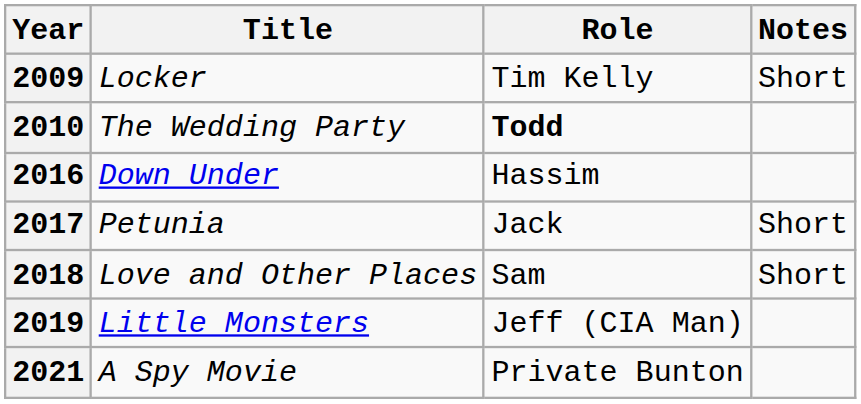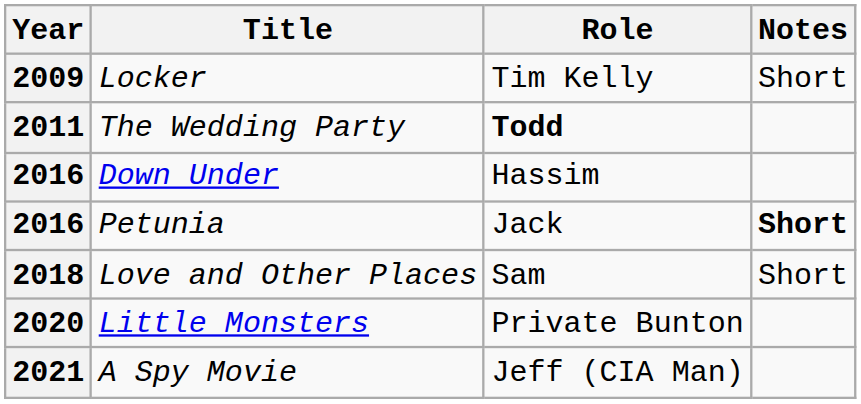(48, 128) 2010 -> (48, 128) 2011
(48, 225) 2017 -> (48, 225) 2016
(803, 225) normal -> (803, 225) bold
(48, 323) 2019 -> (48, 323) 2020
(618, 323) Jeff (CIA Man) -> (618, 323) Private Bunton
(618, 372) Private Bunton -> (618, 372) Jeff (CIA Man)
